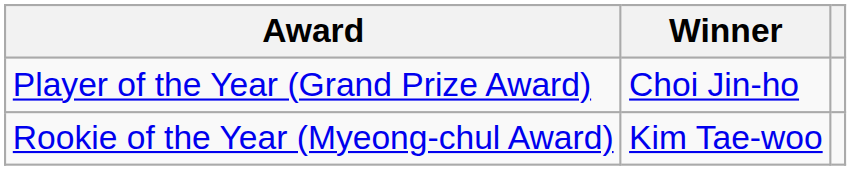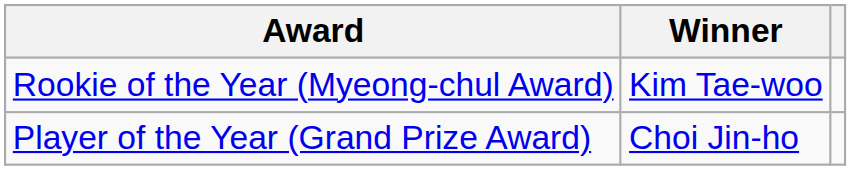rows swapped: (302, 84) <-> (313, 137)
